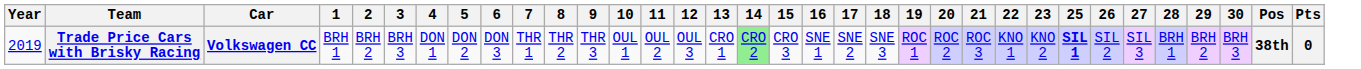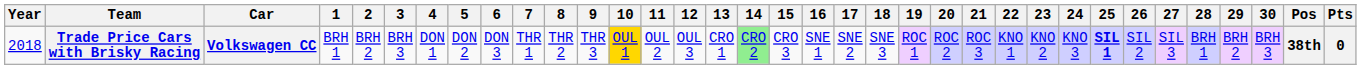+ column: (1075, 16)
(25, 45) 2019 -> (25, 45) 2018
(625, 45) no background -> (625, 45) gold background
